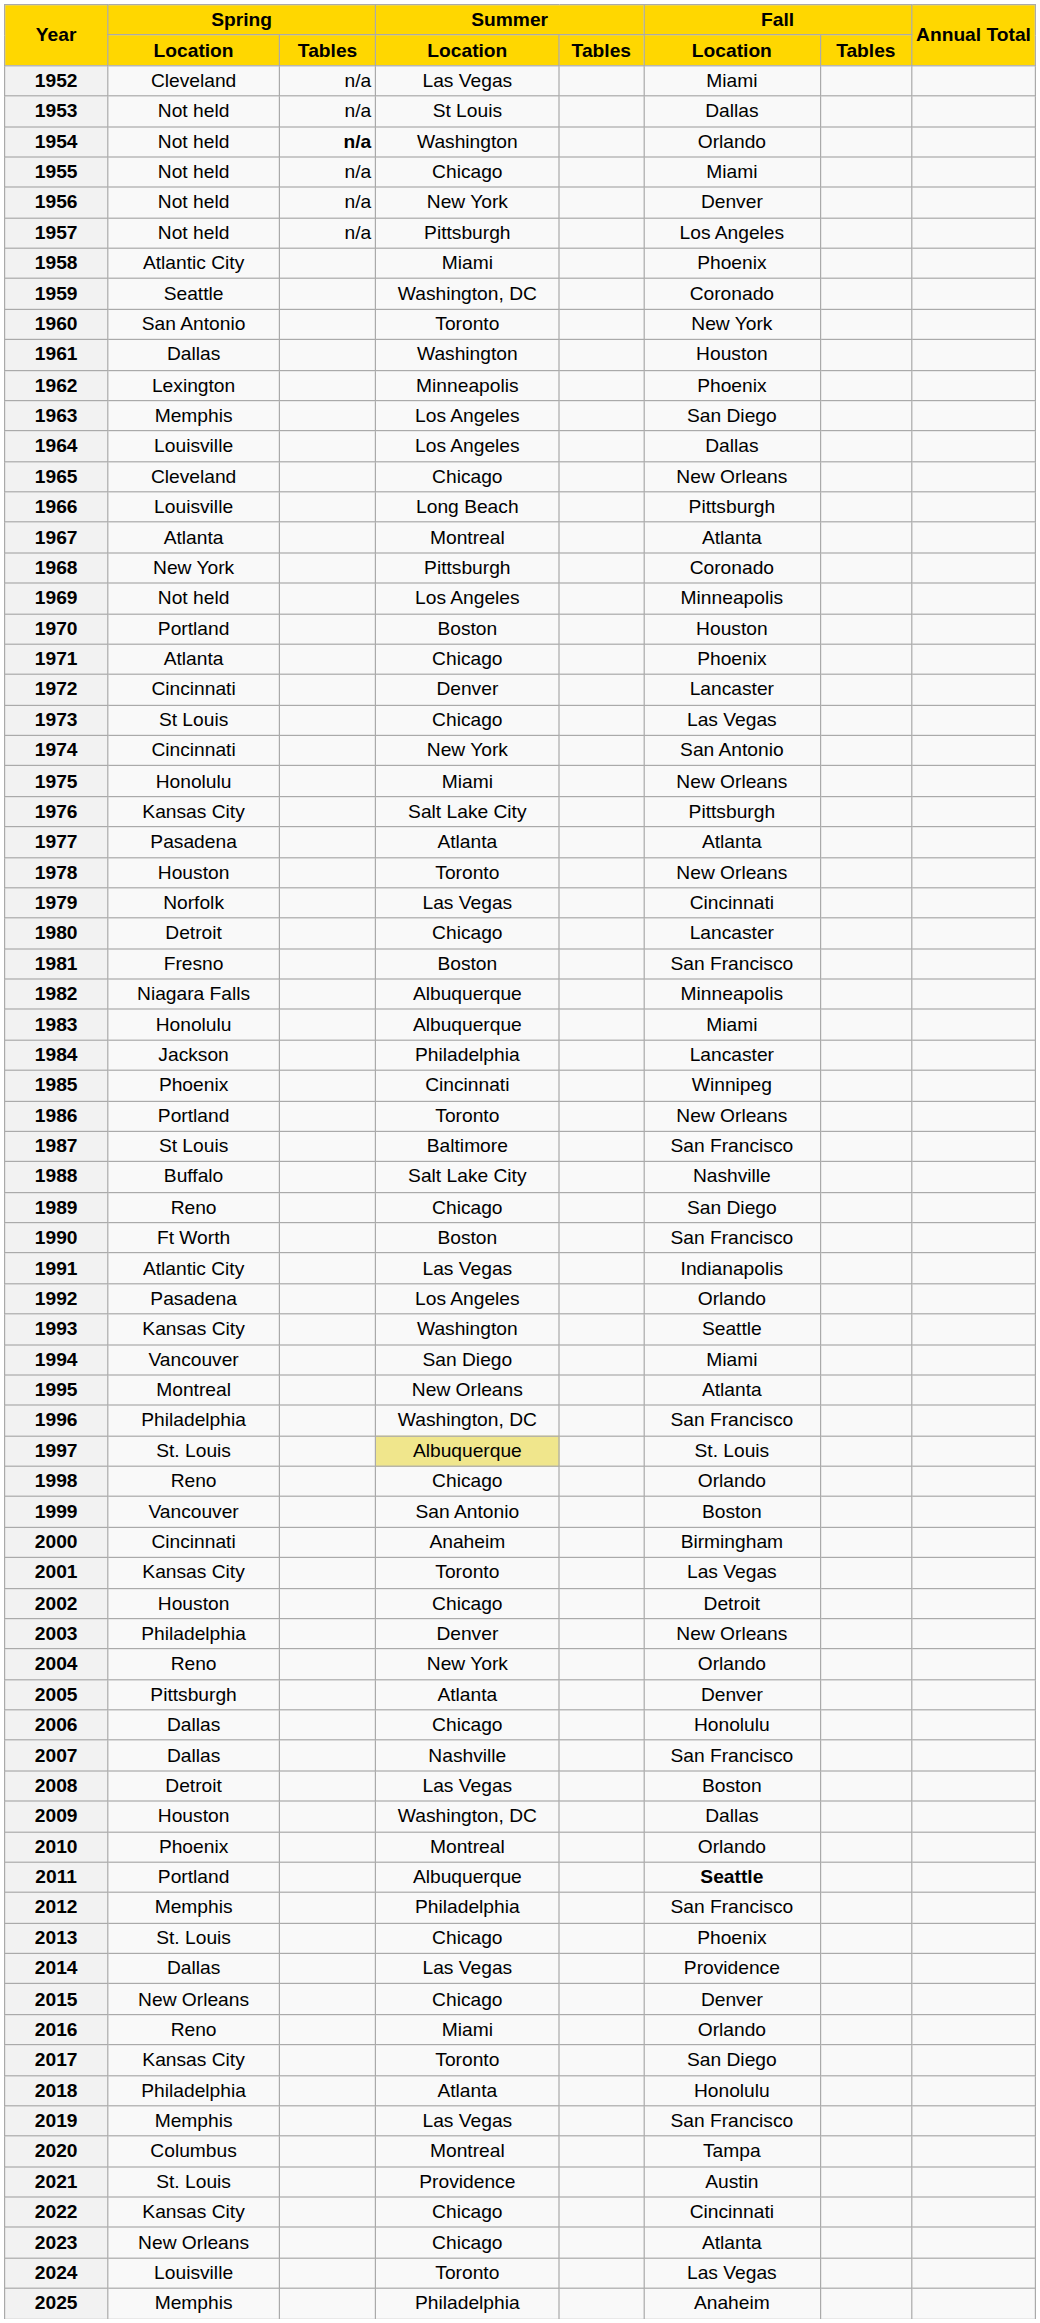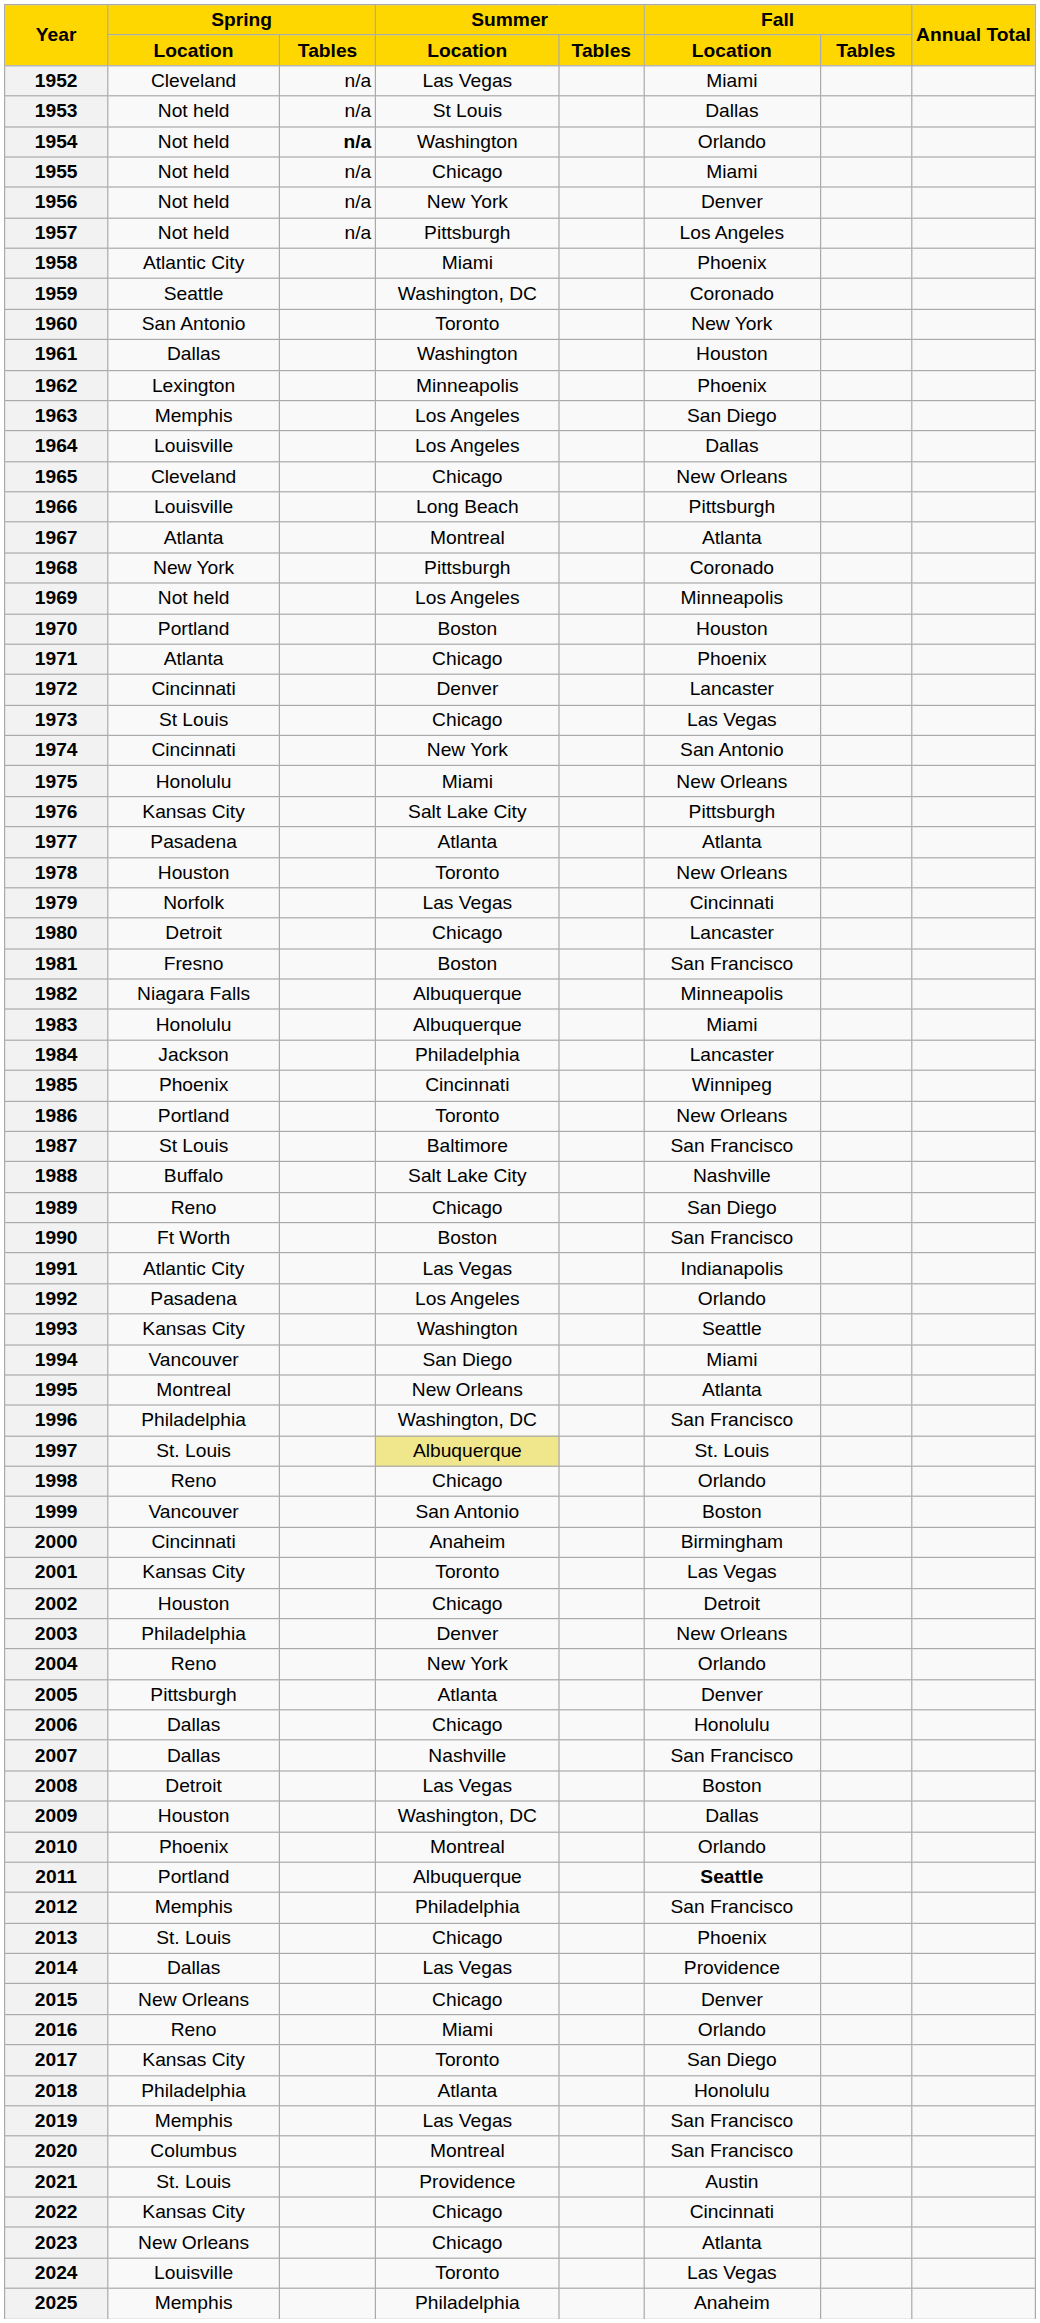(732, 2151) Tampa -> (732, 2151) San Francisco
